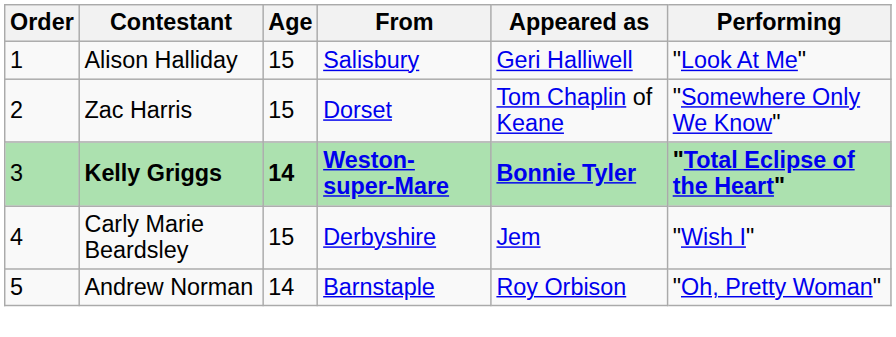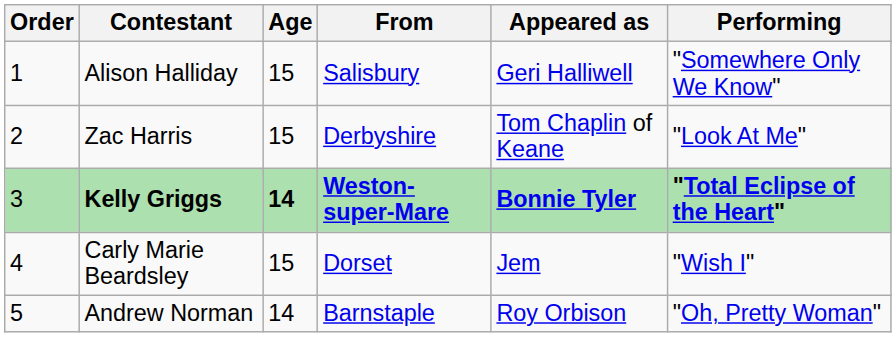(739, 60) "Look At Me" -> (766, 73) "Somewhere Only We Know"
(358, 110) Dorset -> (380, 136) Derbyshire
(766, 110) "Somewhere Only We Know" -> (739, 136) "Look At Me"
(380, 236) Derbyshire -> (358, 263) Dorset
